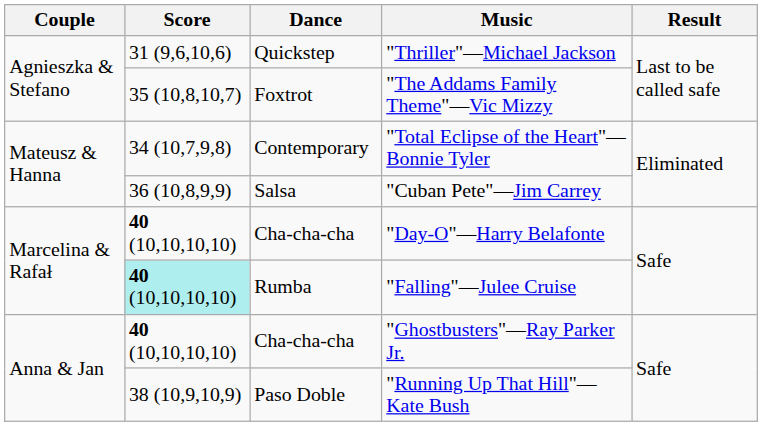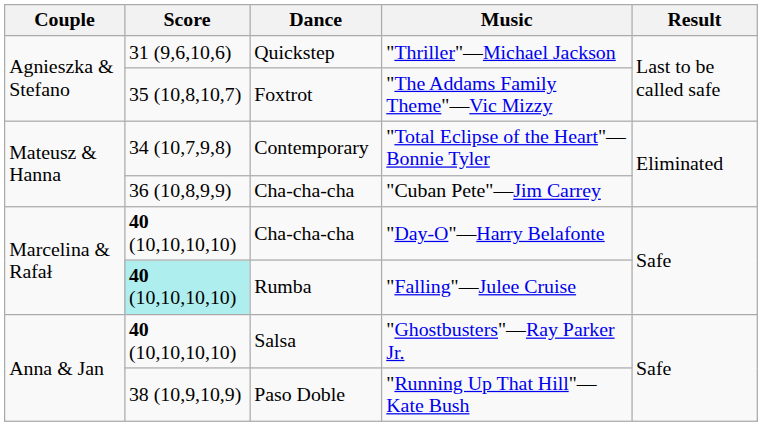(275, 190) Salsa -> (304, 190) Cha-cha-cha
(304, 340) Cha-cha-cha -> (275, 340) Salsa
